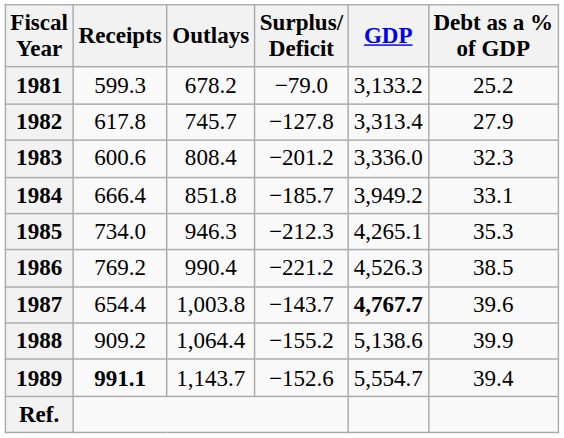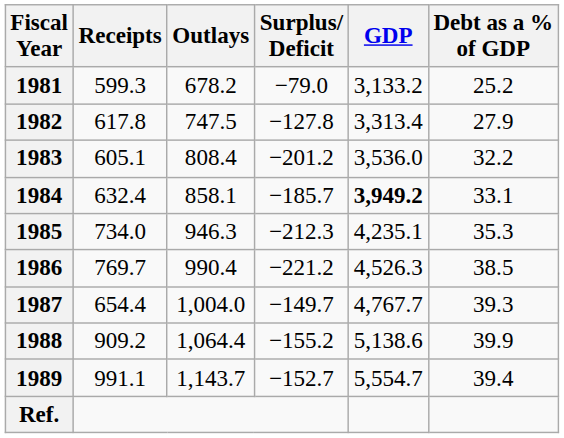(211, 121) 745.7 -> (211, 121) 747.5
(120, 158) 600.6 -> (120, 158) 605.1
(388, 158) 3,336.0 -> (388, 158) 3,536.0
(493, 158) 32.3 -> (493, 158) 32.2
(120, 194) 666.4 -> (120, 194) 632.4
(211, 194) 851.8 -> (211, 194) 858.1
(388, 194) normal -> (388, 194) bold
(388, 231) 4,265.1 -> (388, 231) 4,235.1
(120, 267) 769.2 -> (120, 267) 769.7
(211, 304) 1,003.8 -> (211, 304) 1,004.0
(301, 304) −143.7 -> (301, 304) −149.7
(388, 304) bold -> (388, 304) normal
(493, 304) 39.6 -> (493, 304) 39.3
(120, 377) bold -> (120, 377) normal
(301, 377) −152.6 -> (301, 377) −152.7
